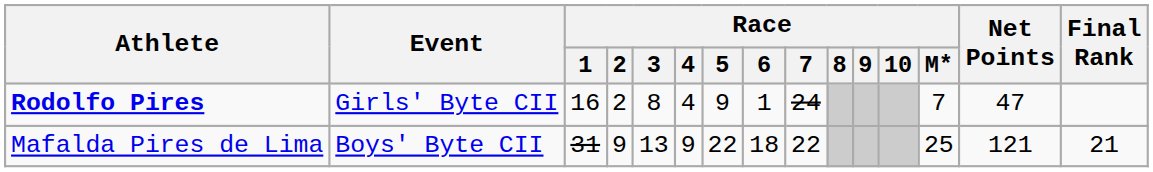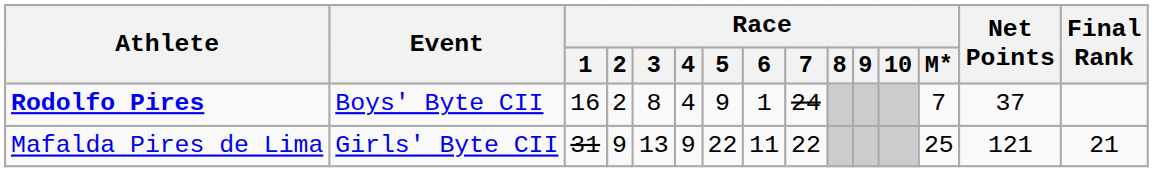(447, 104) Girls' Byte CII -> (439, 104) Boys' Byte CII
(1010, 104) 47 -> (1010, 104) 37
(439, 146) Boys' Byte CII -> (447, 146) Girls' Byte CII
(764, 146) 18 -> (764, 146) 11
